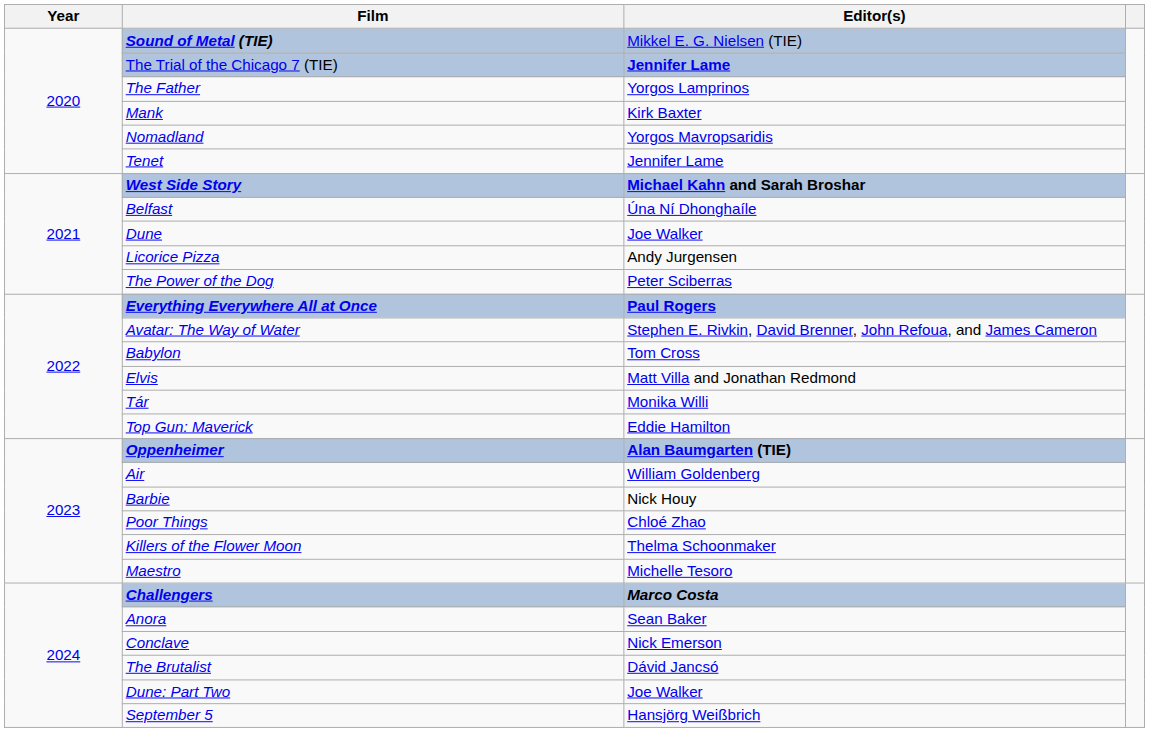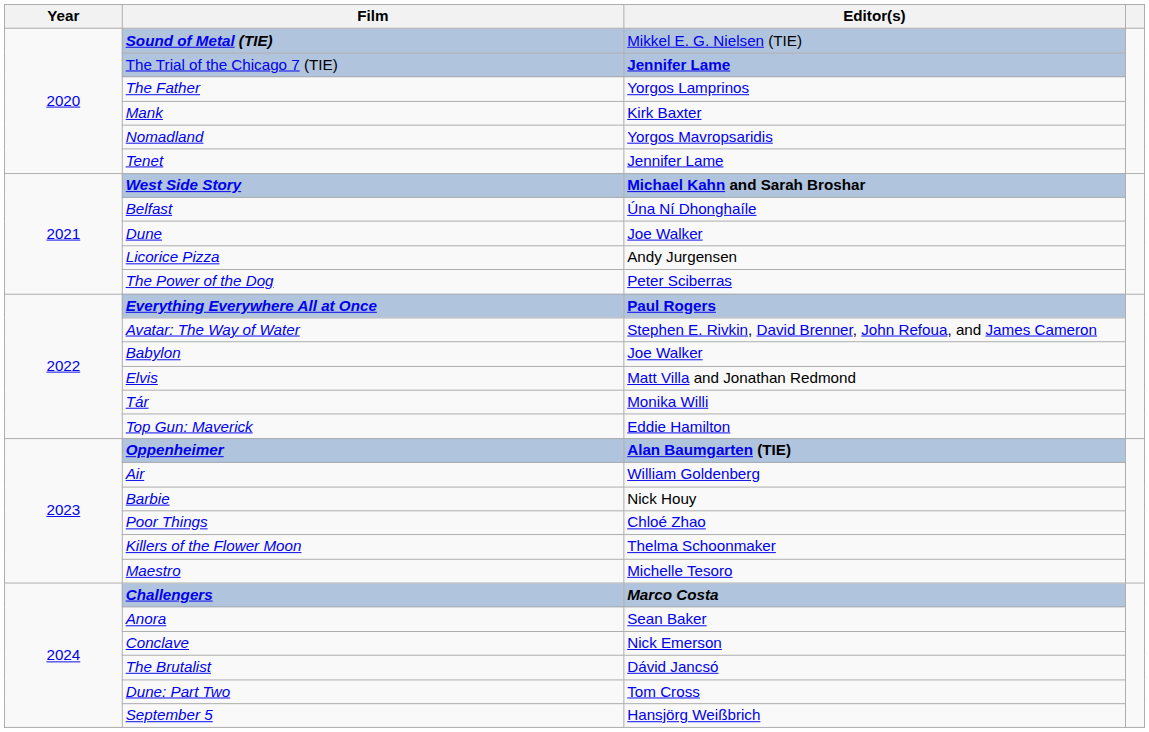(664, 354) Tom Cross -> (665, 354) Joe Walker
(665, 691) Joe Walker -> (664, 691) Tom Cross
